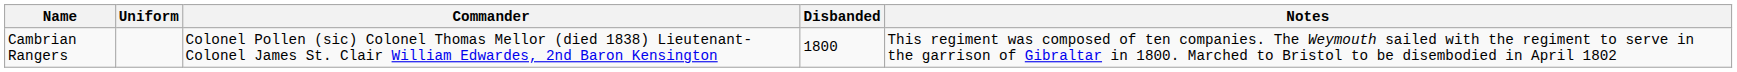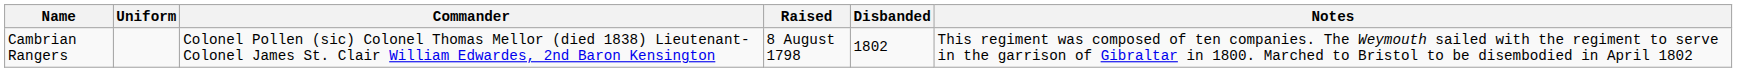+ column: (807, 16)
(821, 48) 1800 -> (871, 48) 1802
